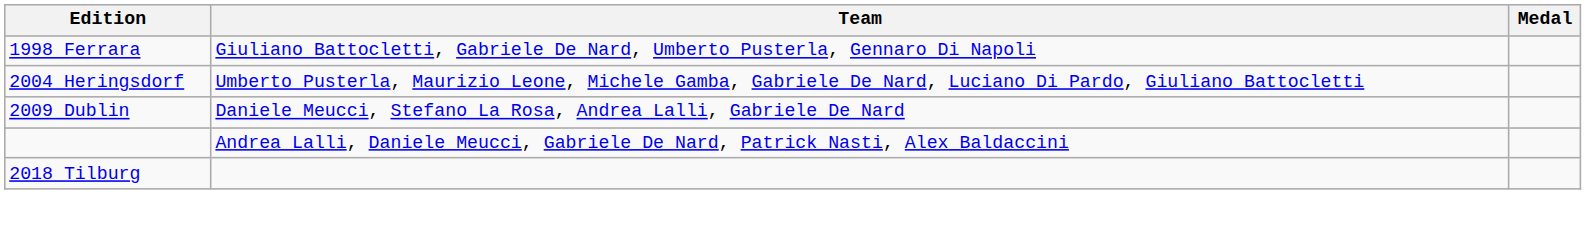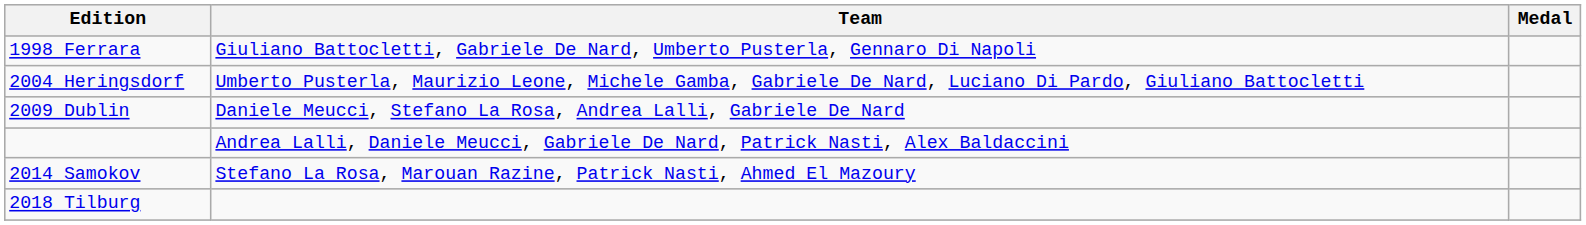+ row: (75, 173)
